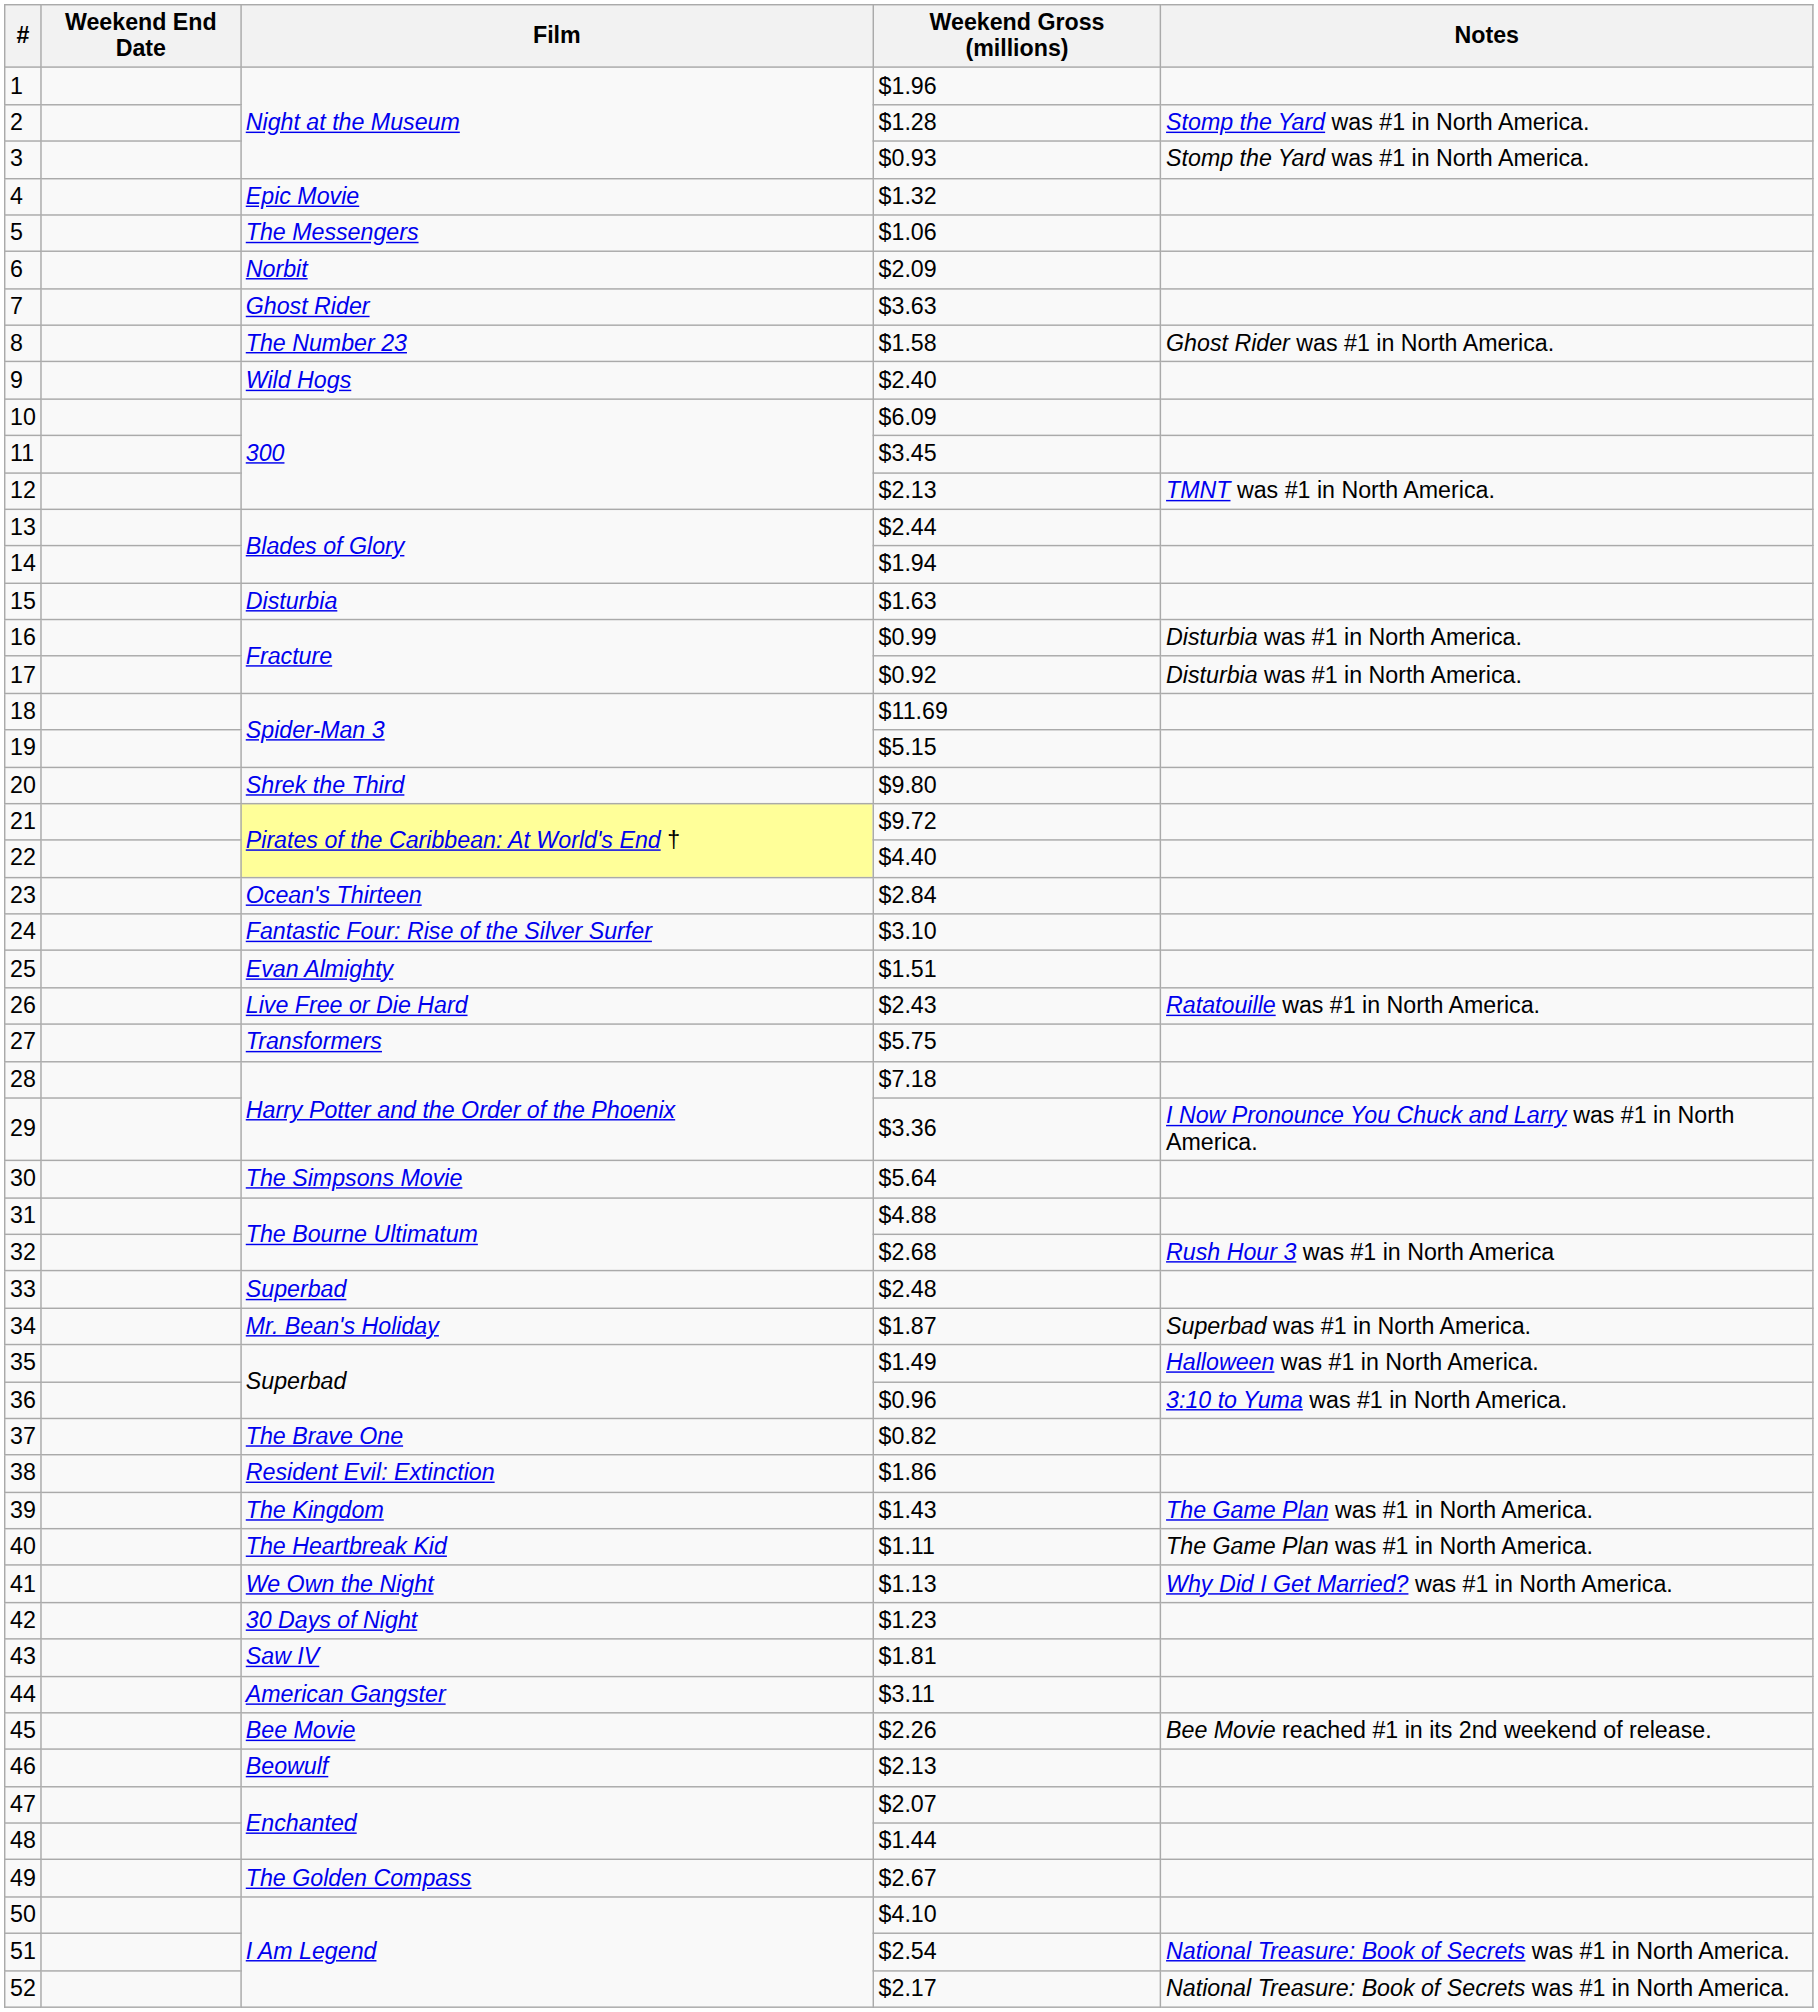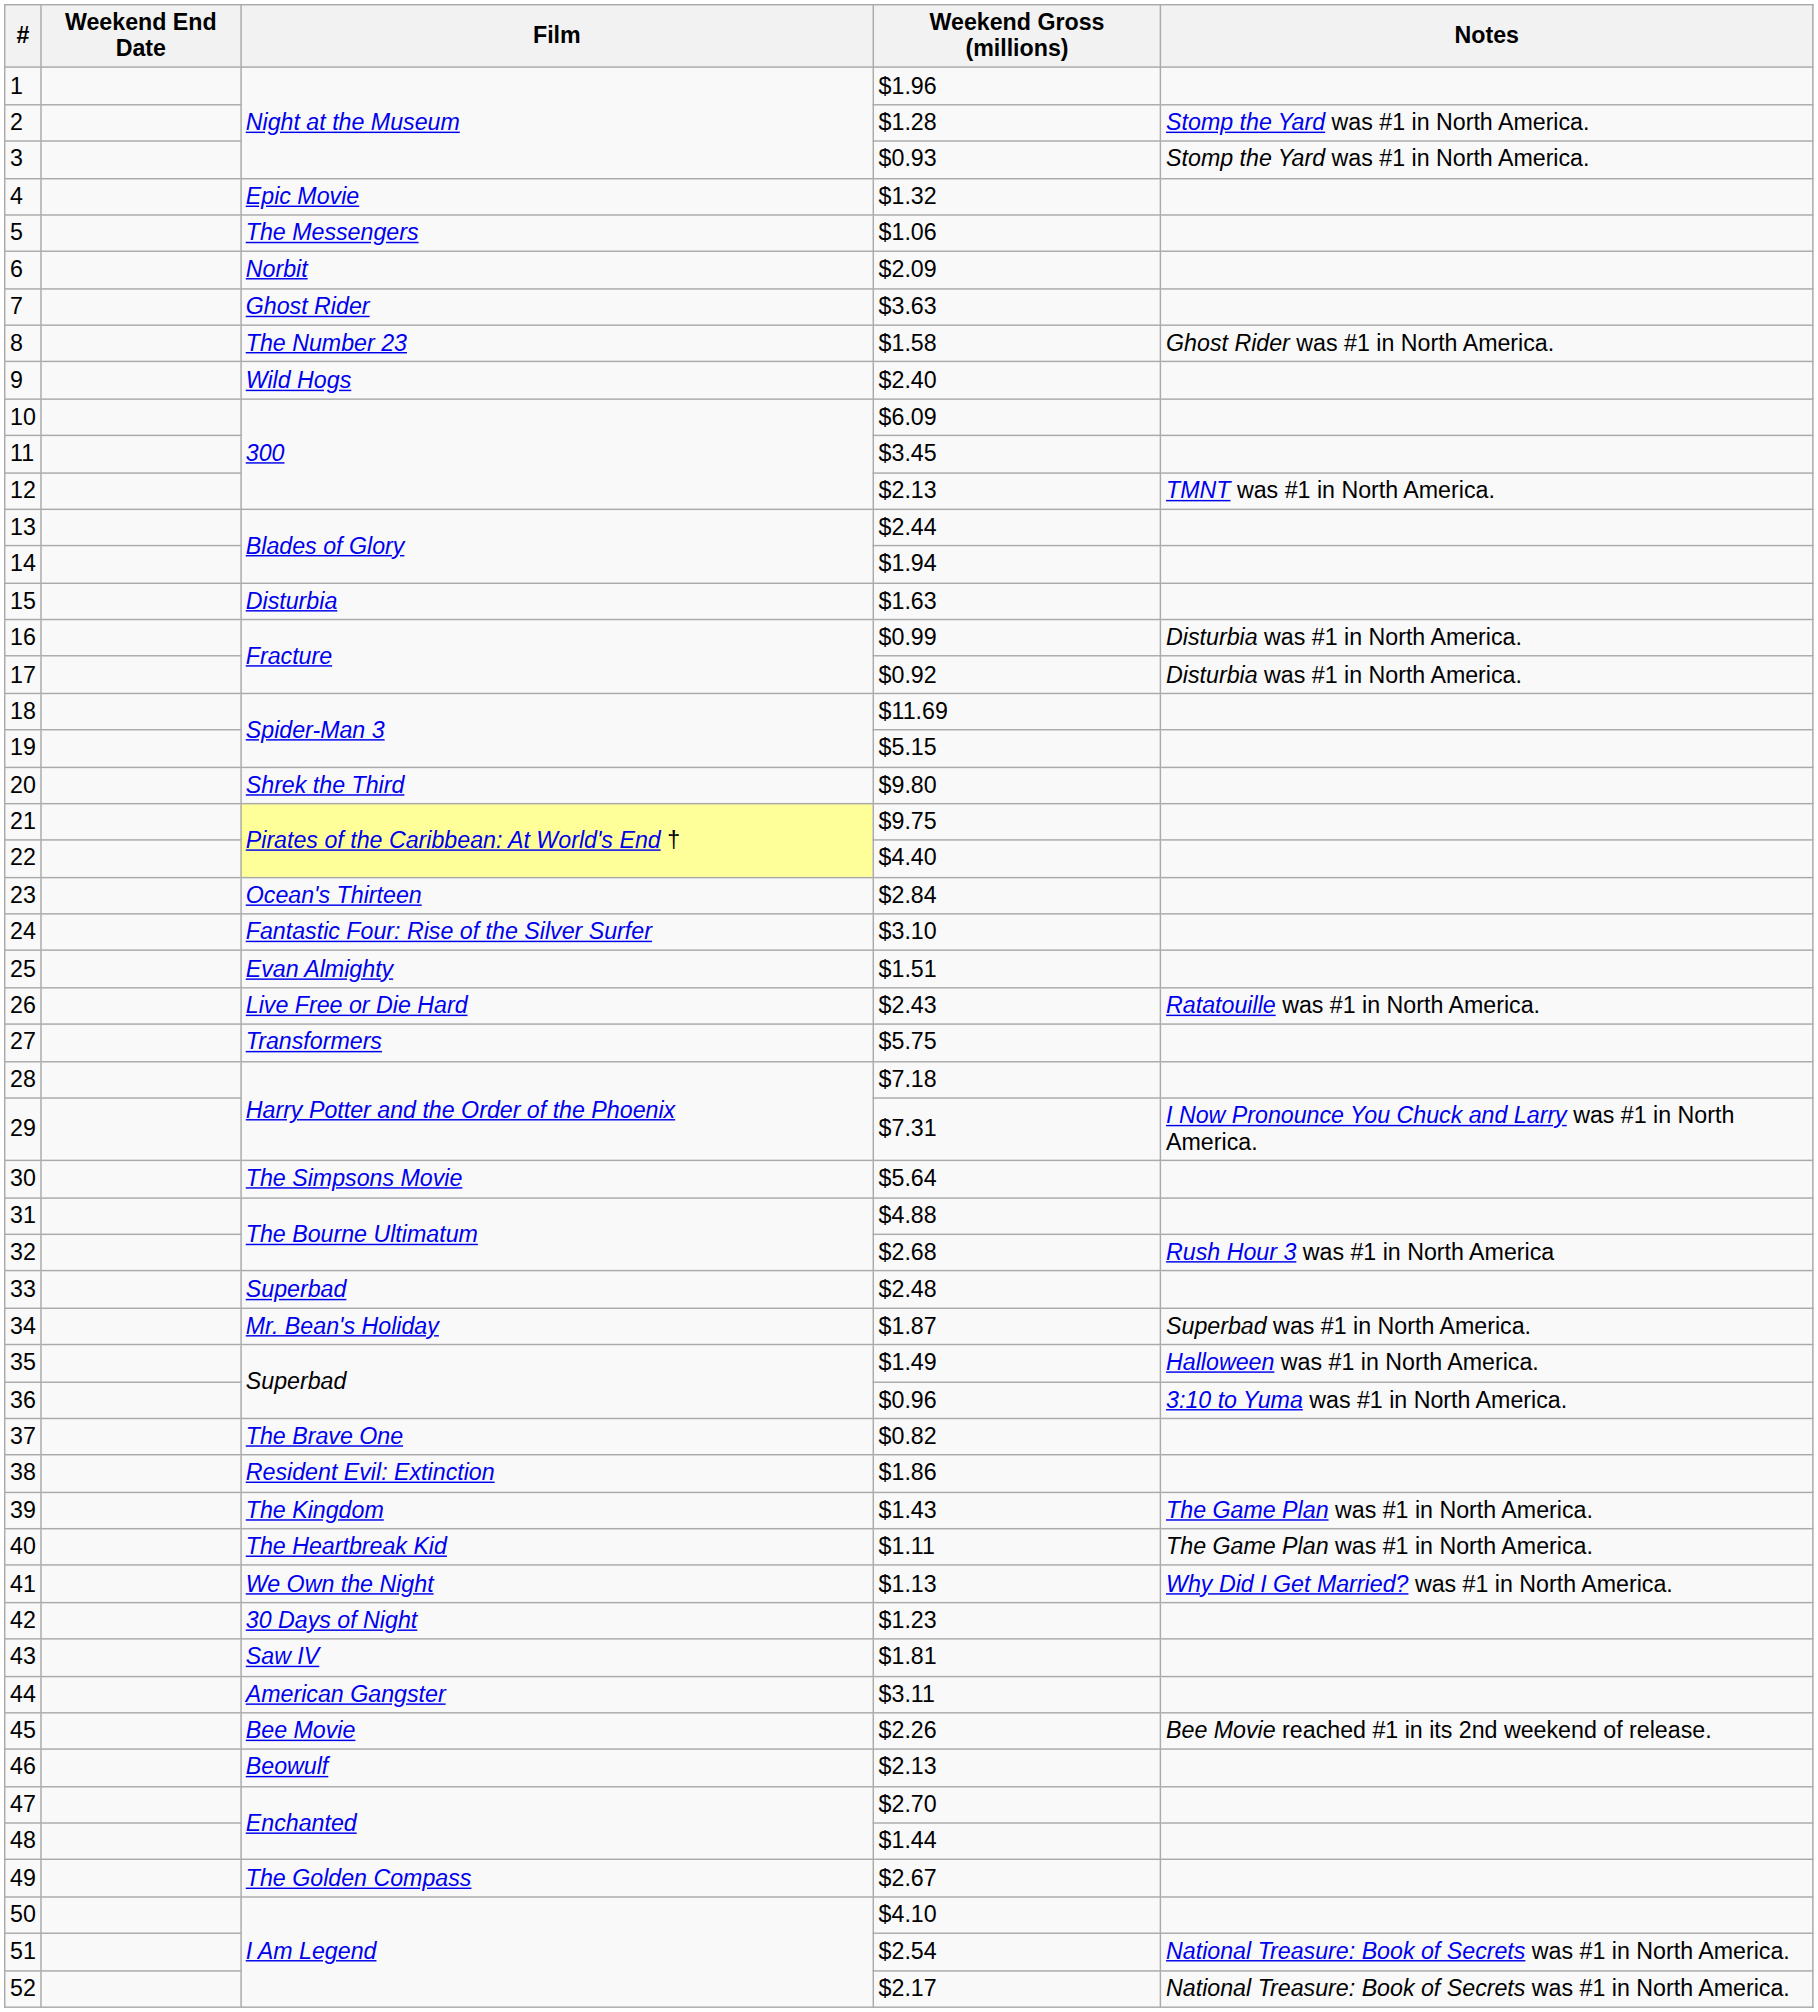(908, 821) $9.72 -> (908, 821) $9.75
(908, 1129) $3.36 -> (908, 1129) $7.31
(908, 1804) $2.07 -> (908, 1804) $2.70
